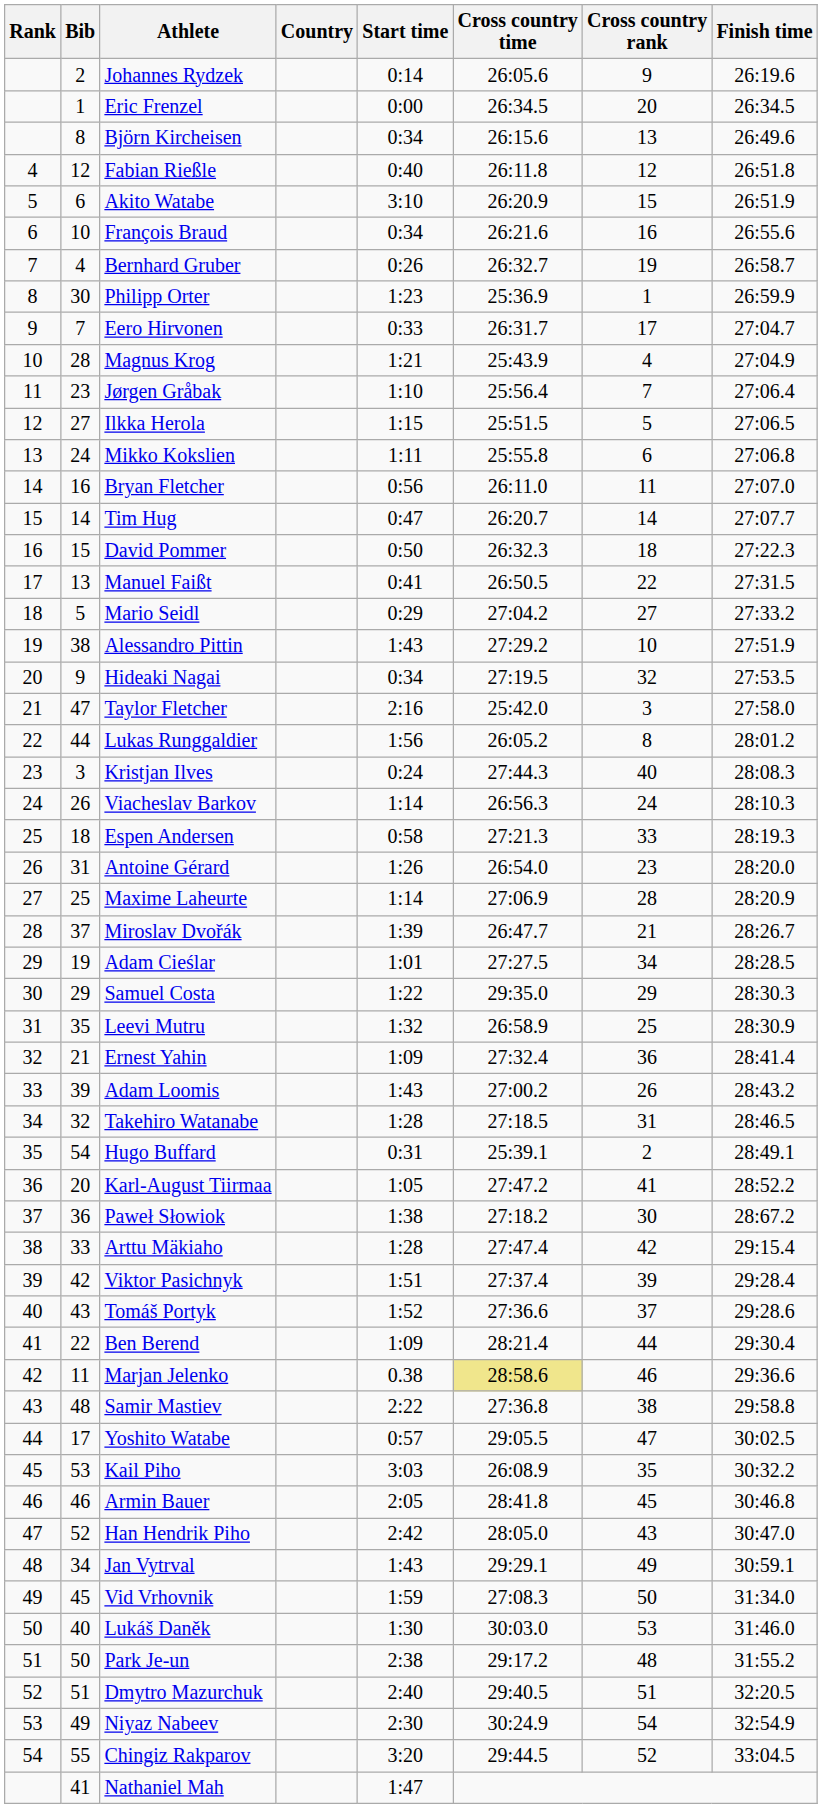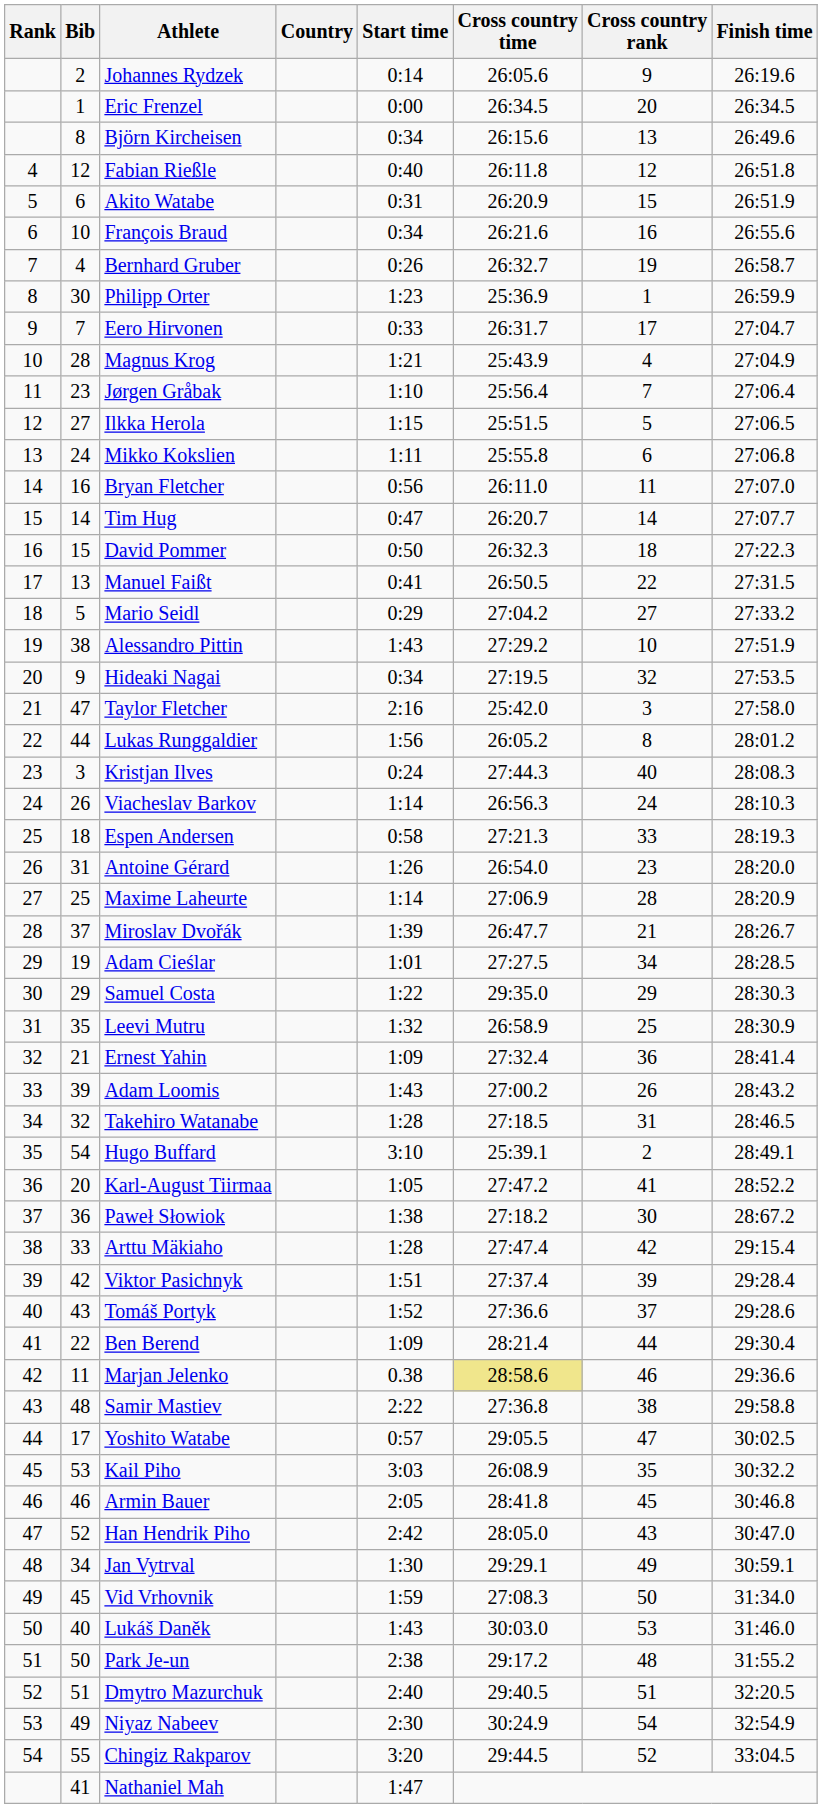(405, 201) 3:10 -> (405, 201) 0:31
(405, 1153) 0:31 -> (405, 1153) 3:10
(405, 1565) 1:43 -> (405, 1565) 1:30
(405, 1628) 1:30 -> (405, 1628) 1:43
